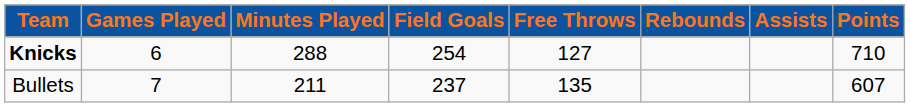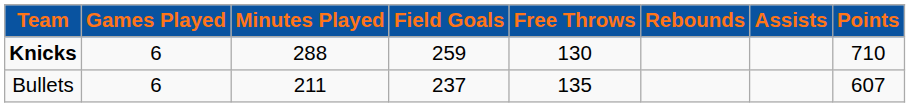(449, 53) 254 -> (449, 53) 259
(575, 53) 127 -> (575, 53) 130
(156, 85) 7 -> (156, 85) 6
